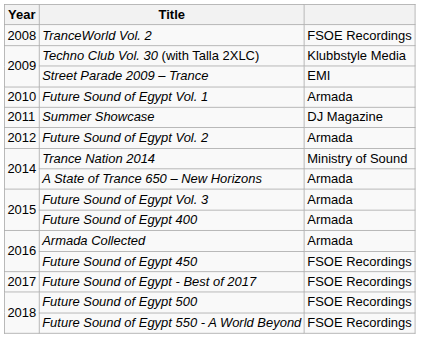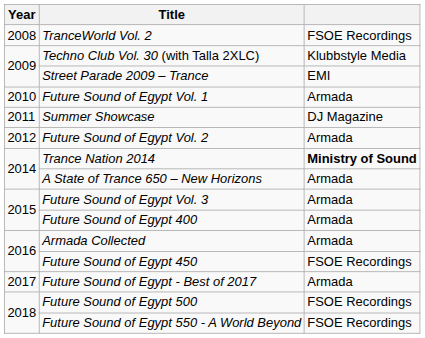(357, 158) normal -> (362, 158) bold
(360, 281) FSOE Recordings -> (330, 281) Armada
